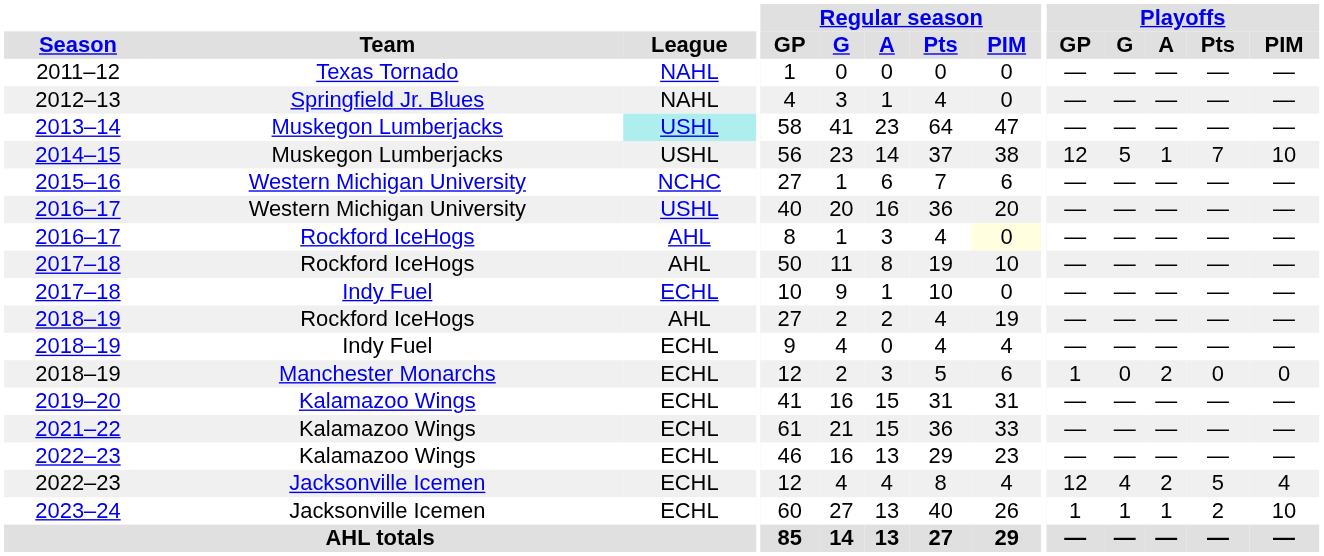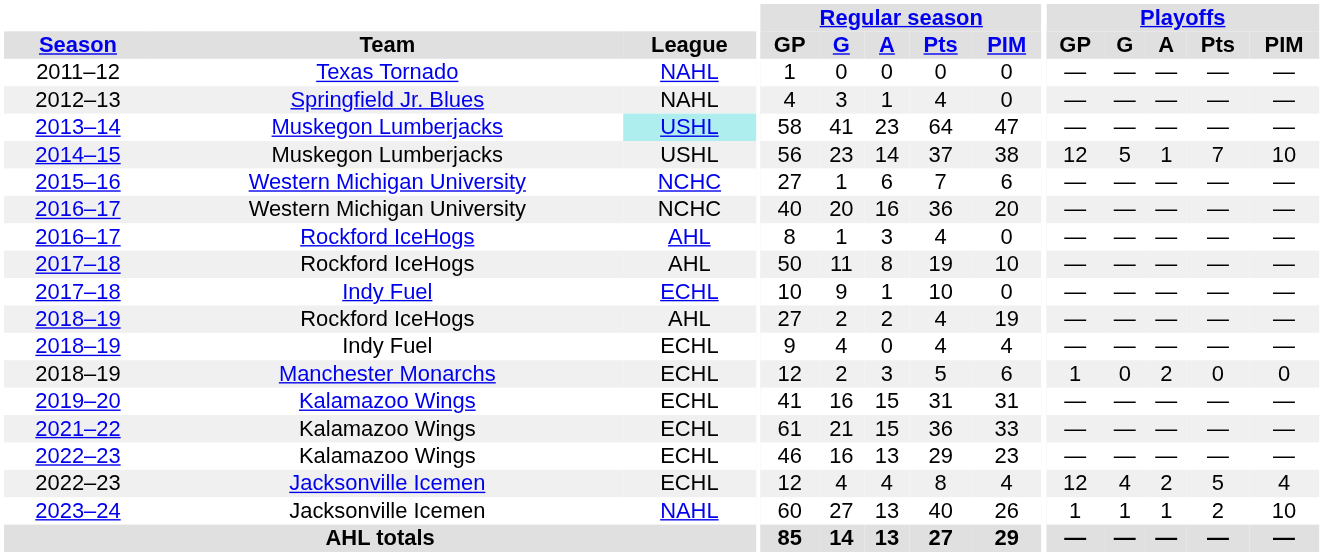(689, 209) USHL -> (689, 209) NCHC
(1007, 236) lightyellow background -> (1007, 236) no background
(689, 510) ECHL -> (689, 510) NAHL
